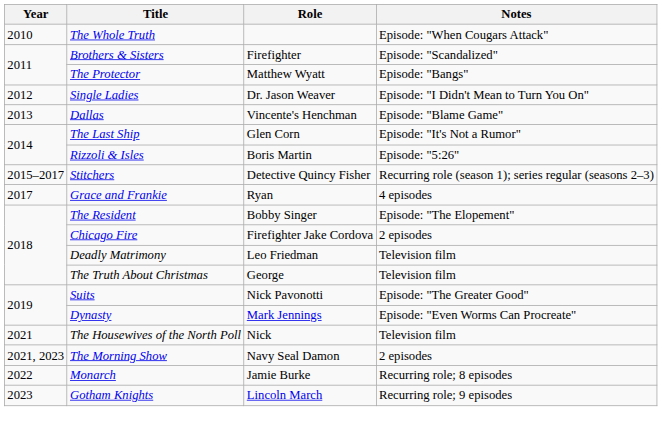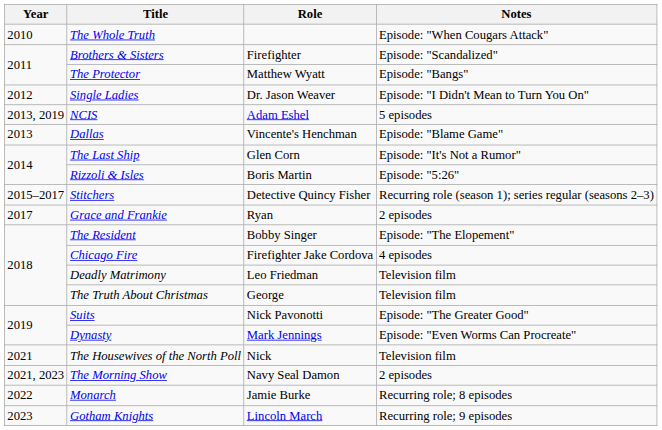+ row: (84, 114)
(406, 194) 4 episodes -> (406, 214) 2 episodes
(406, 235) 2 episodes -> (406, 255) 4 episodes
